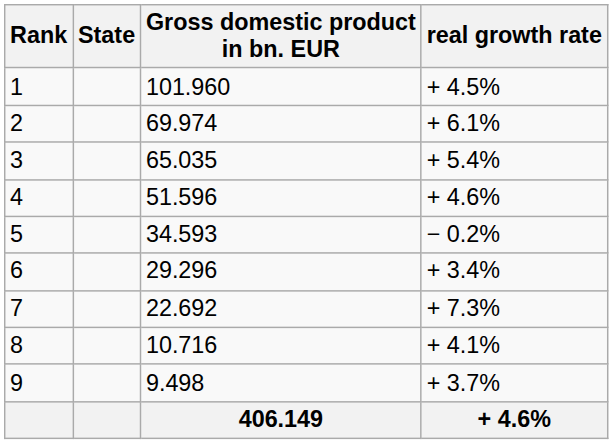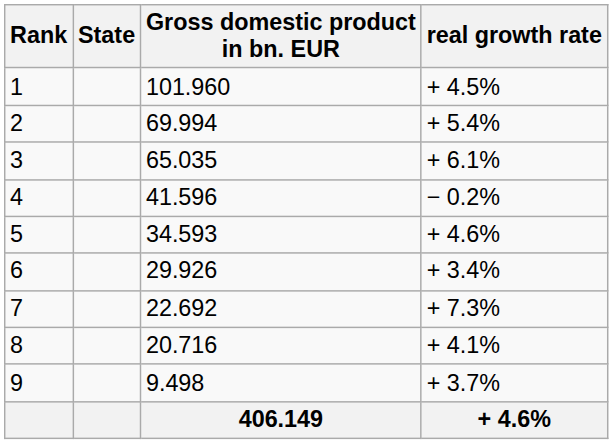(182, 123) 69.974 -> (182, 123) 69.994
(463, 123) + 6.1% -> (463, 123) + 5.4%
(463, 160) + 5.4% -> (463, 160) + 6.1%
(182, 197) 51.596 -> (182, 197) 41.596
(463, 197) + 4.6% -> (463, 197) − 0.2%
(463, 234) − 0.2% -> (463, 234) + 4.6%
(182, 271) 29.296 -> (182, 271) 29.926
(182, 345) 10.716 -> (182, 345) 20.716
